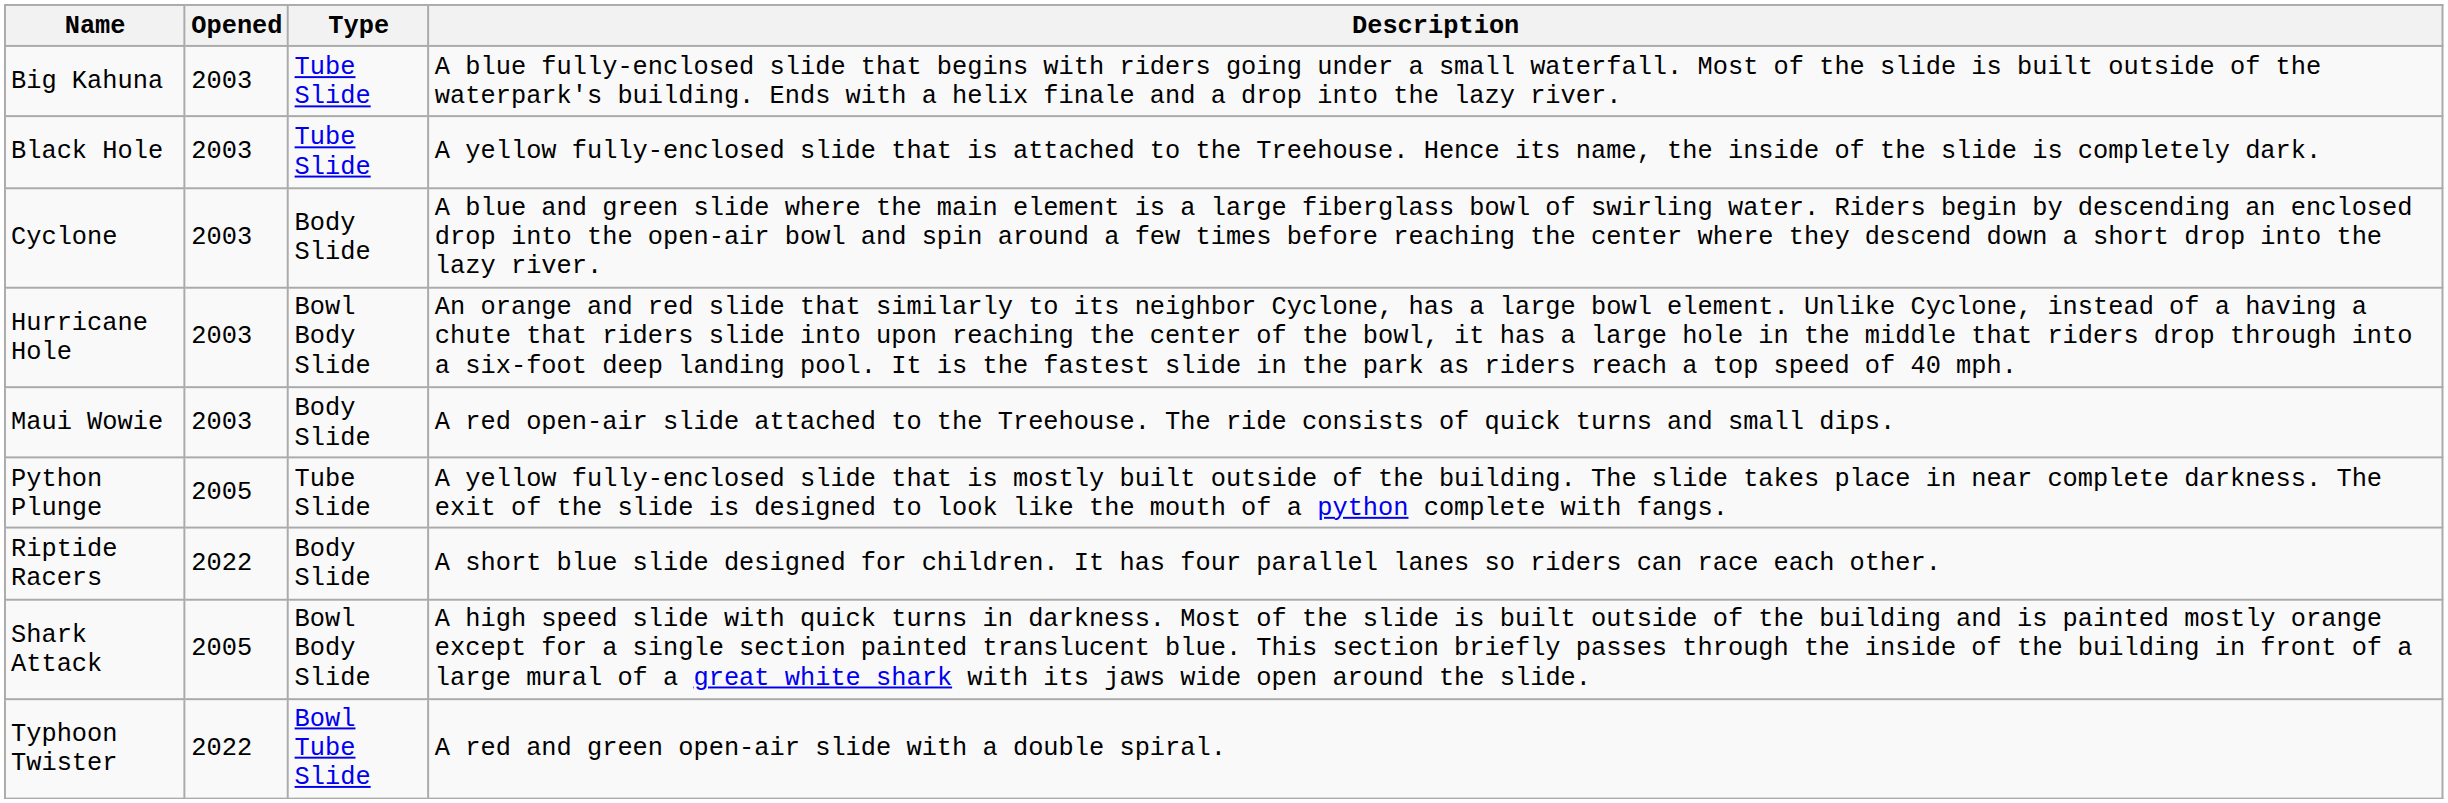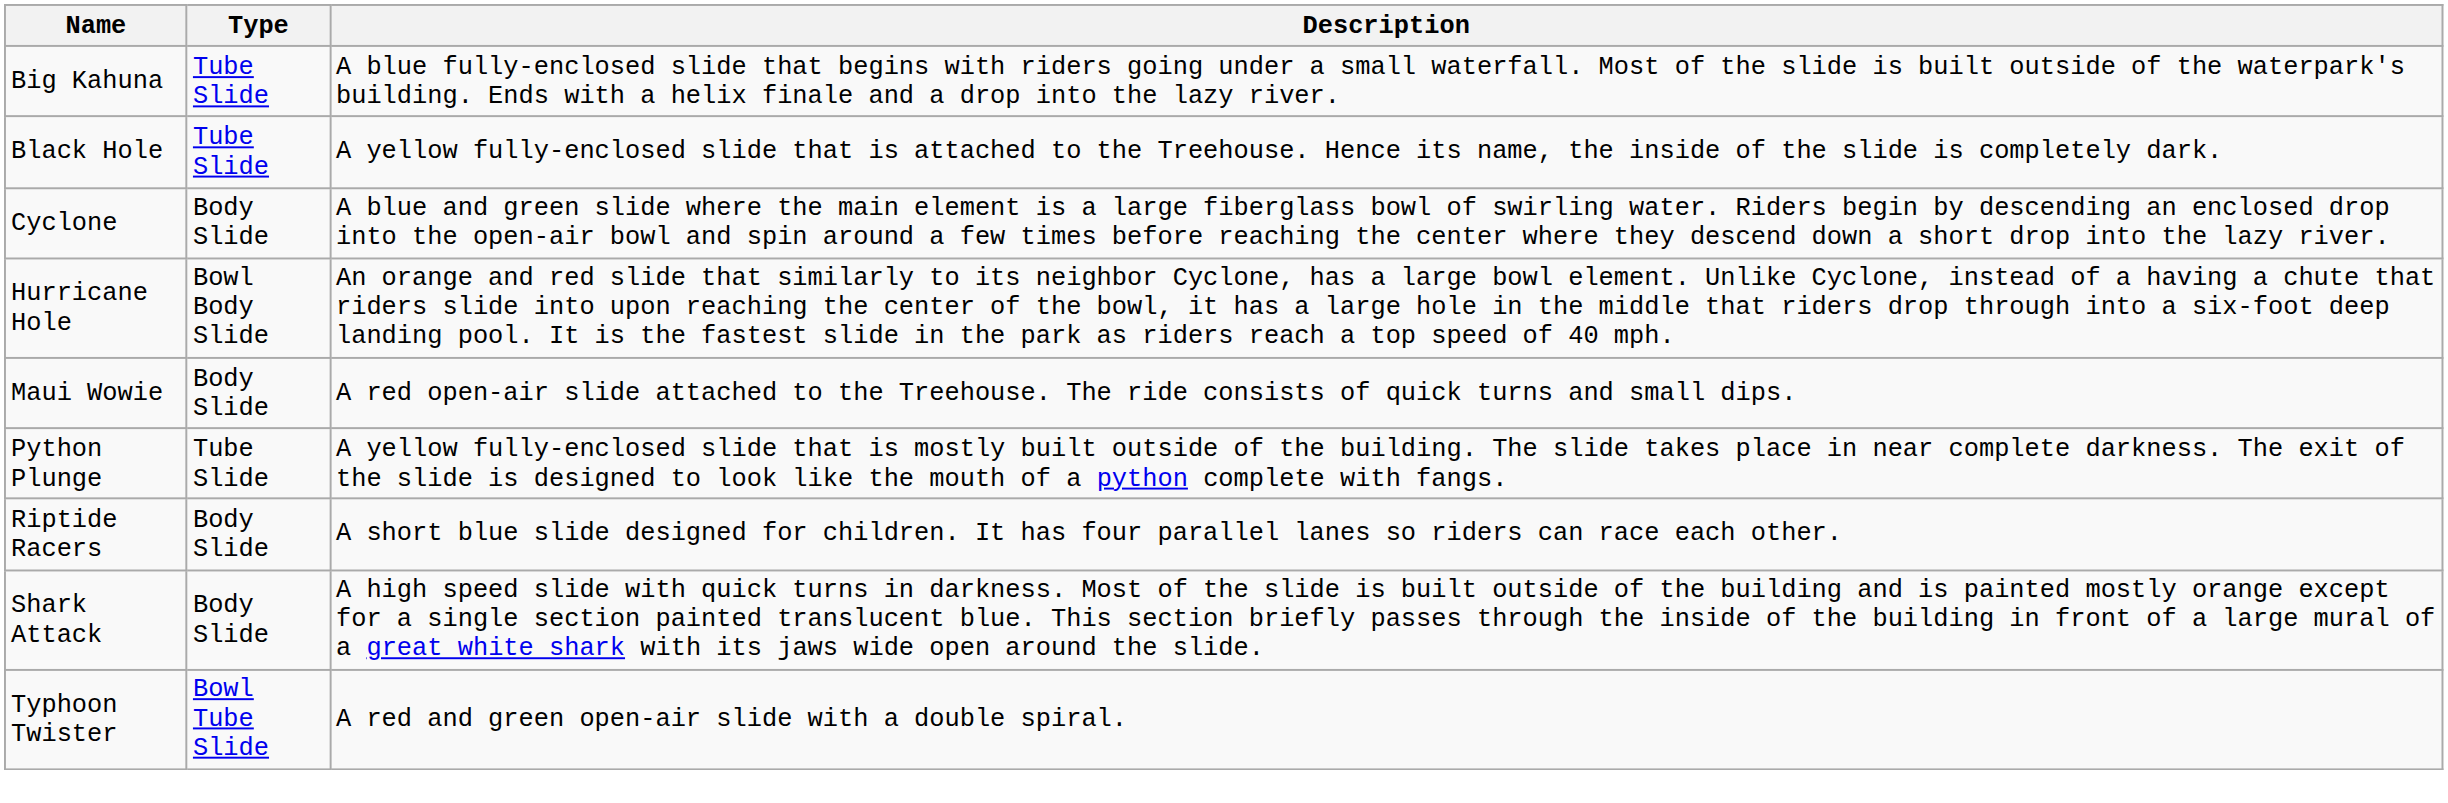- column: (237, 26)
(333, 649) Bowl Body Slide -> (231, 619) Body Slide
